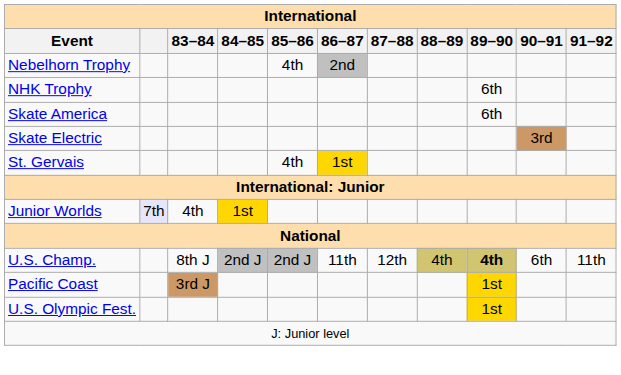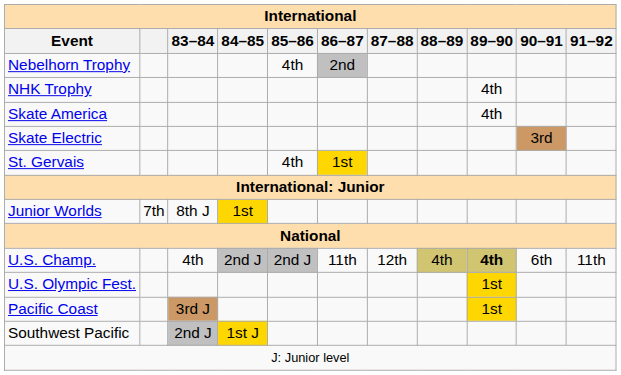(492, 89) 6th -> (492, 89) 4th
(492, 114) 6th -> (492, 114) 4th
(154, 211) lavender background -> (154, 211) no background
(193, 211) 4th -> (193, 211) 8th J
(193, 260) 8th J -> (193, 260) 4th
rows swapped: (72, 308) <-> (53, 284)
+ row: (69, 333)
